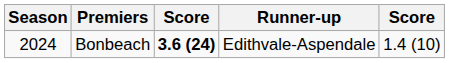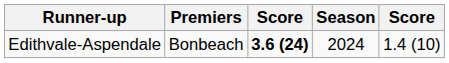columns swapped: (38, 17) <-> (299, 17)
